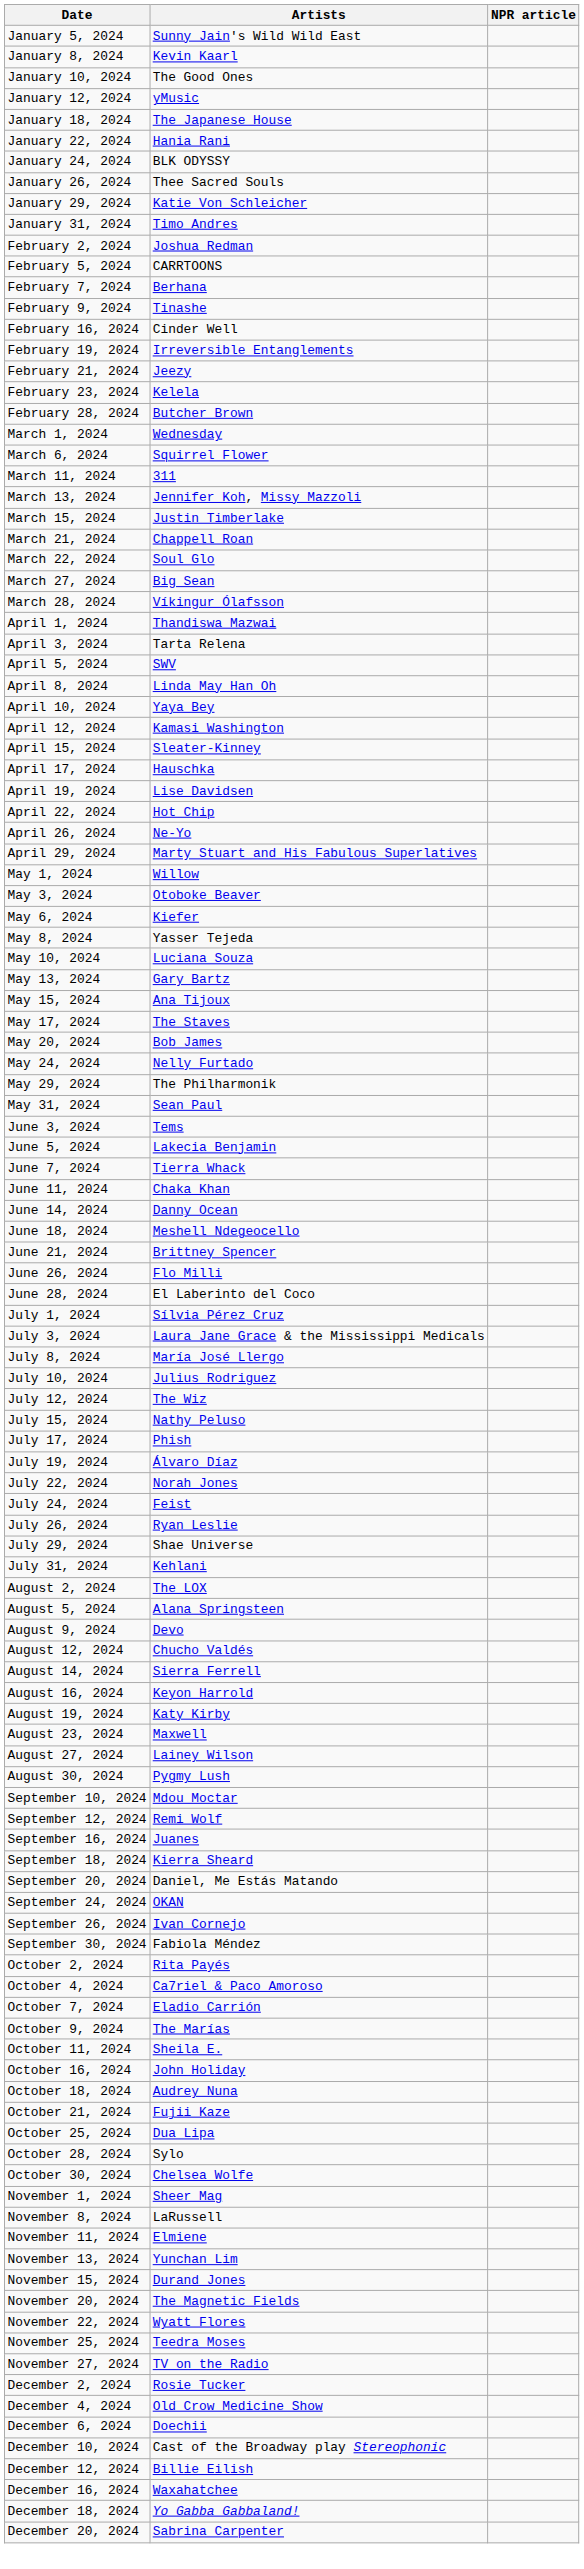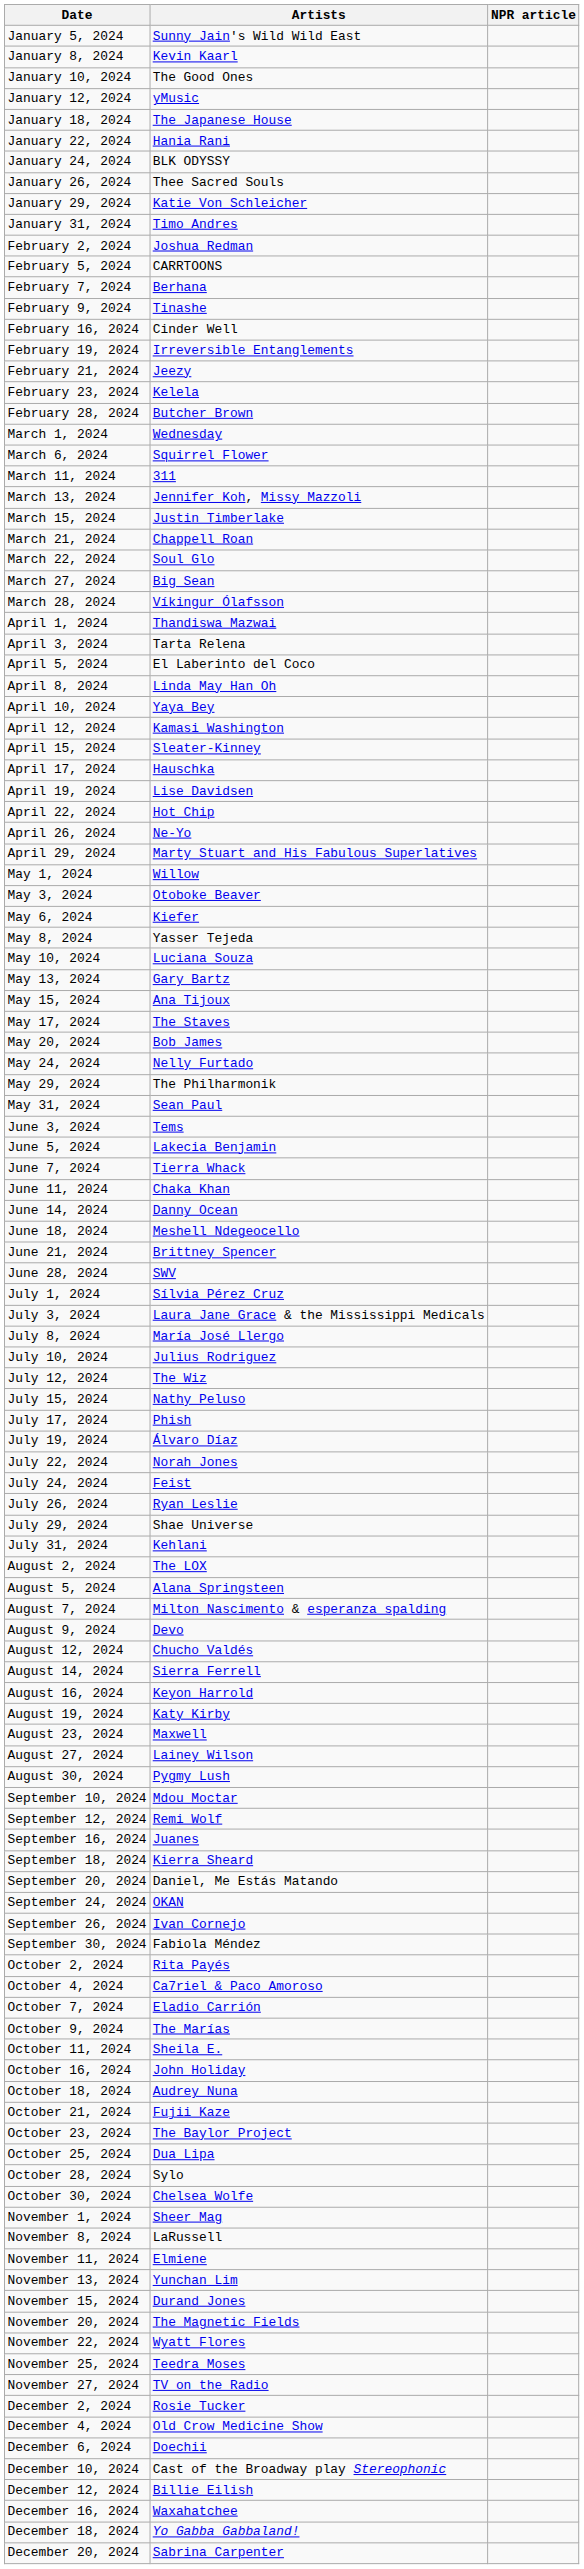(164, 665) SWV -> (234, 665) El Laberinto del Coco
- row: (58, 1274)
(234, 1294) El Laberinto del Coco -> (164, 1274) SWV
+ row: (62, 1609)
+ row: (69, 2134)
